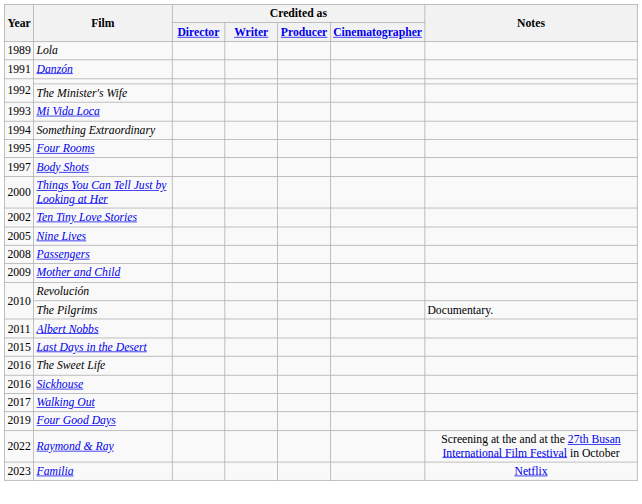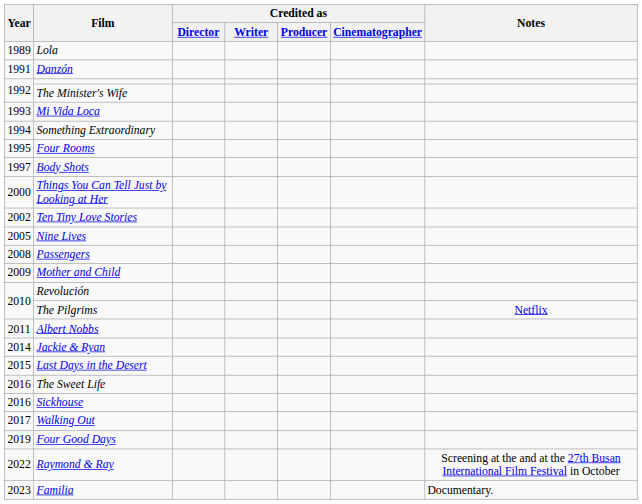(460, 310) Documentary. -> (531, 310) Netflix
+ row: (71, 347)
(531, 471) Netflix -> (460, 489) Documentary.
